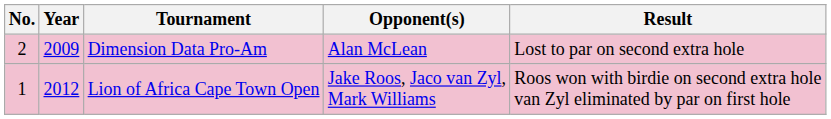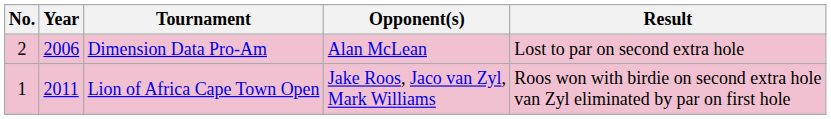(61, 49) 2009 -> (61, 49) 2006
(61, 89) 2012 -> (61, 89) 2011
